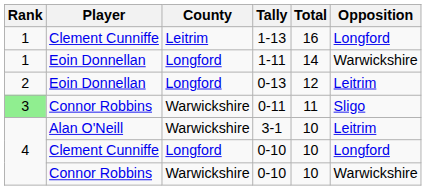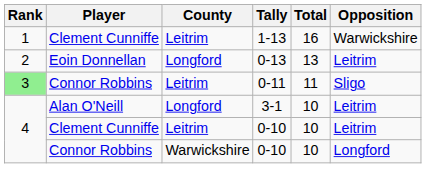(362, 38) Longford -> (376, 38) Warwickshire
- row: (97, 60)
(311, 83) 12 -> (311, 60) 13
(208, 106) Warwickshire -> (187, 83) Leitrim
(208, 128) Warwickshire -> (194, 106) Longford
(194, 151) Longford -> (187, 128) Leitrim
(362, 151) Longford -> (355, 128) Leitrim
(376, 173) Warwickshire -> (362, 151) Longford
